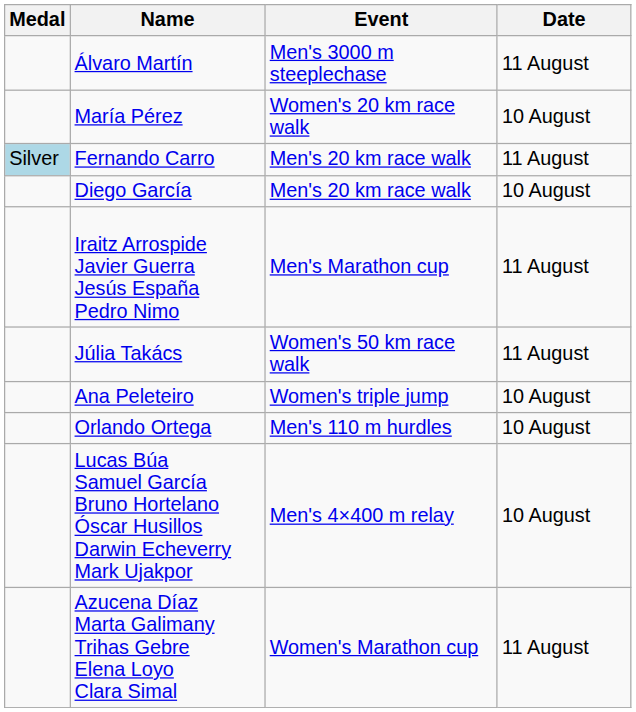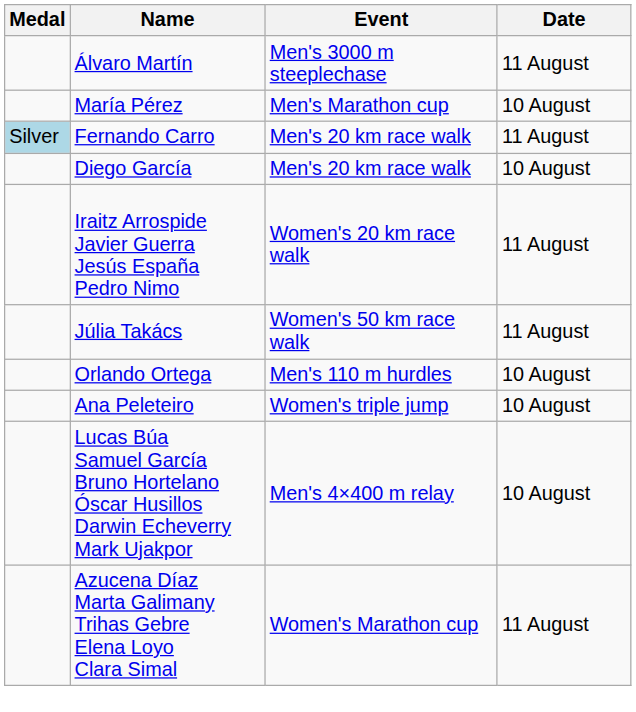(362, 116) Women's 20 km race walk -> (359, 105) Men's Marathon cup
(359, 266) Men's Marathon cup -> (362, 244) Women's 20 km race walk
rows swapped: (134, 396) <-> (143, 428)
